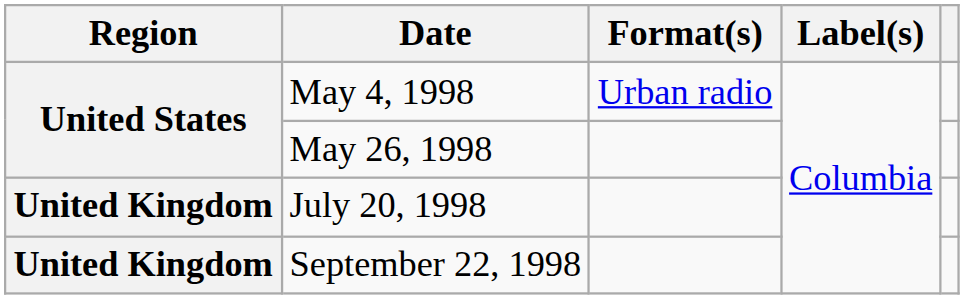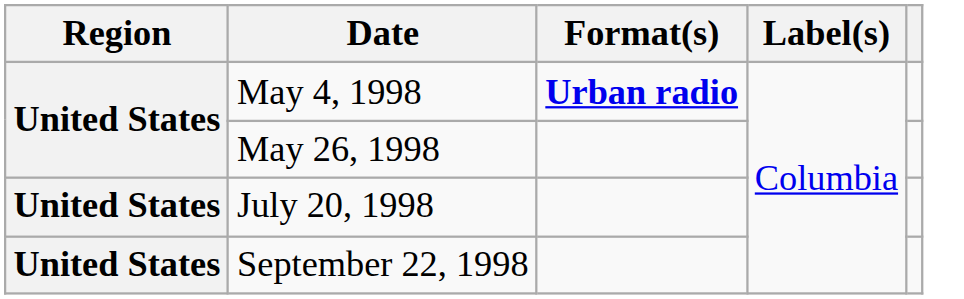(685, 90) normal -> (642, 90) bold
(143, 206) United Kingdom -> (117, 206) United States
(143, 263) United Kingdom -> (117, 263) United States
